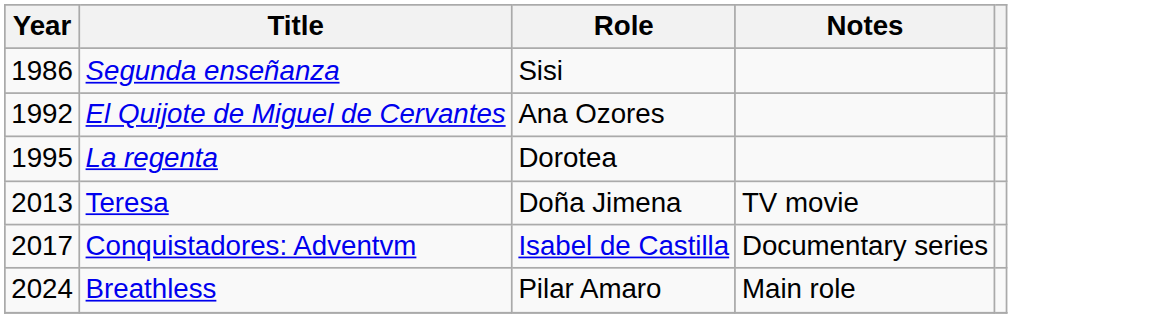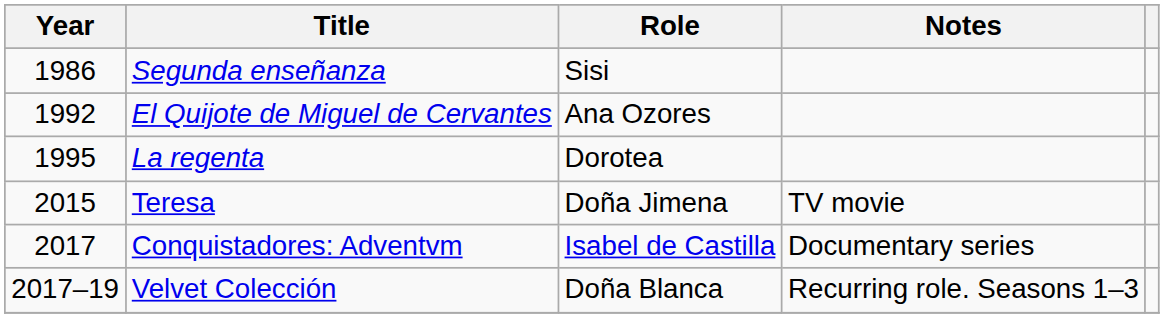(42, 202) 2013 -> (65, 202) 2015
+ row: (234, 289)
- row: (151, 289)
